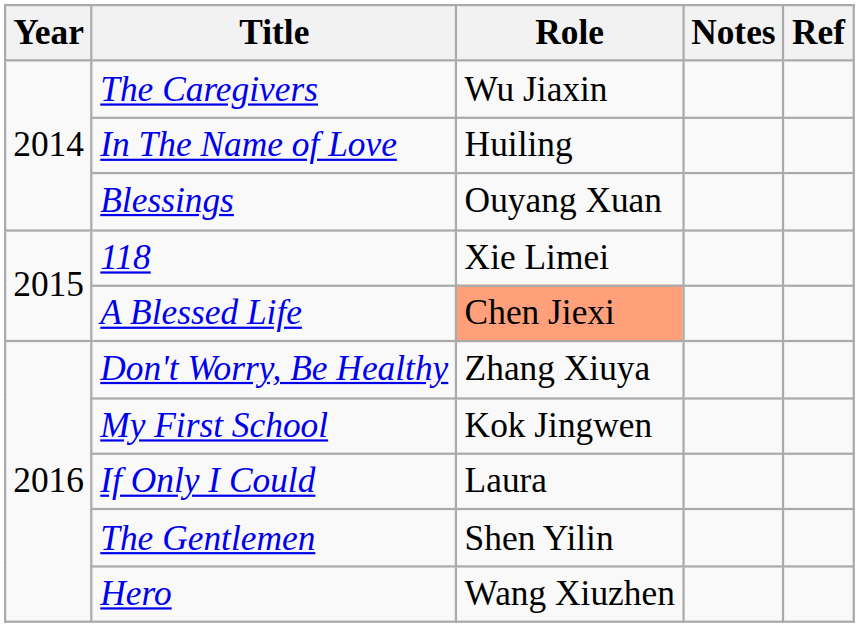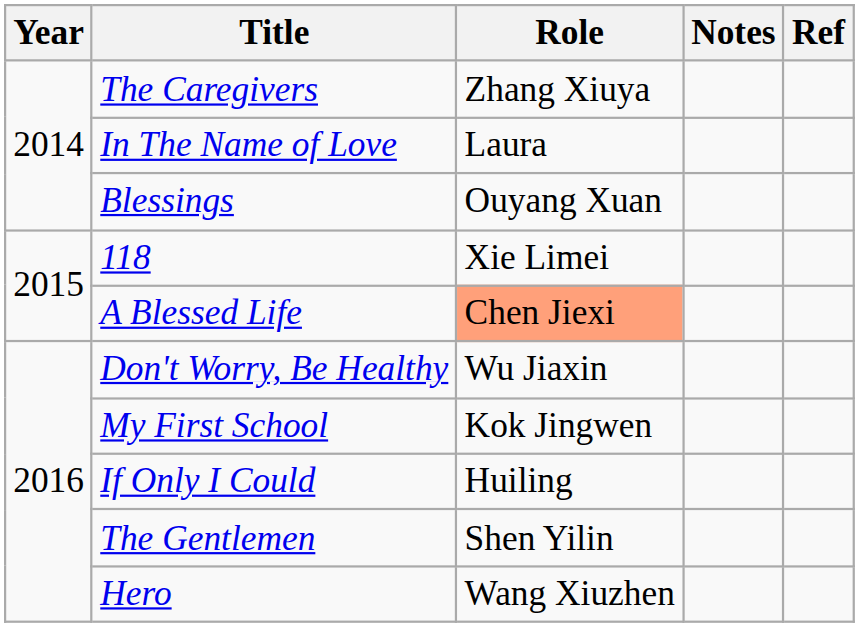(536, 88) Wu Jiaxin -> (557, 88) Zhang Xiuya
(519, 144) Huiling -> (506, 144) Laura
(557, 369) Zhang Xiuya -> (536, 369) Wu Jiaxin
(506, 481) Laura -> (519, 481) Huiling
